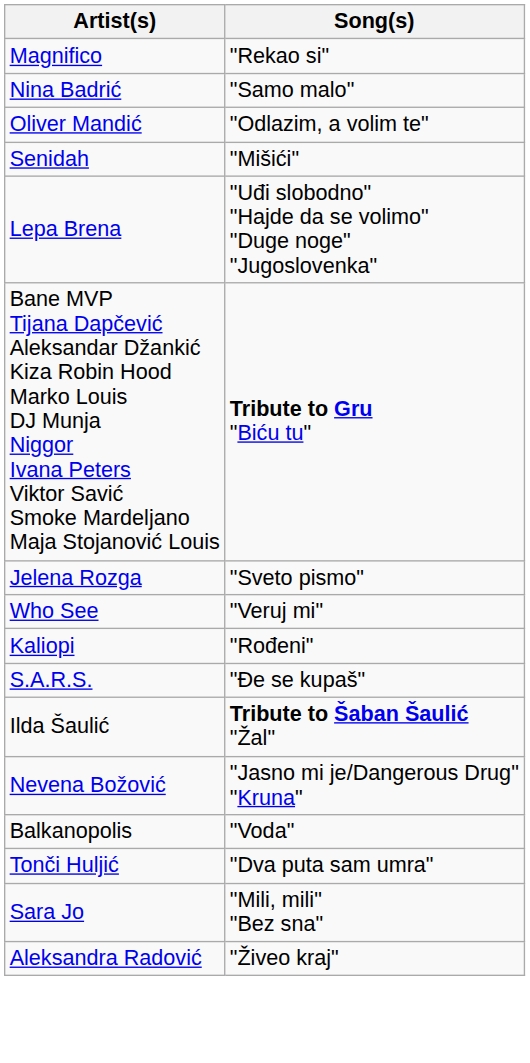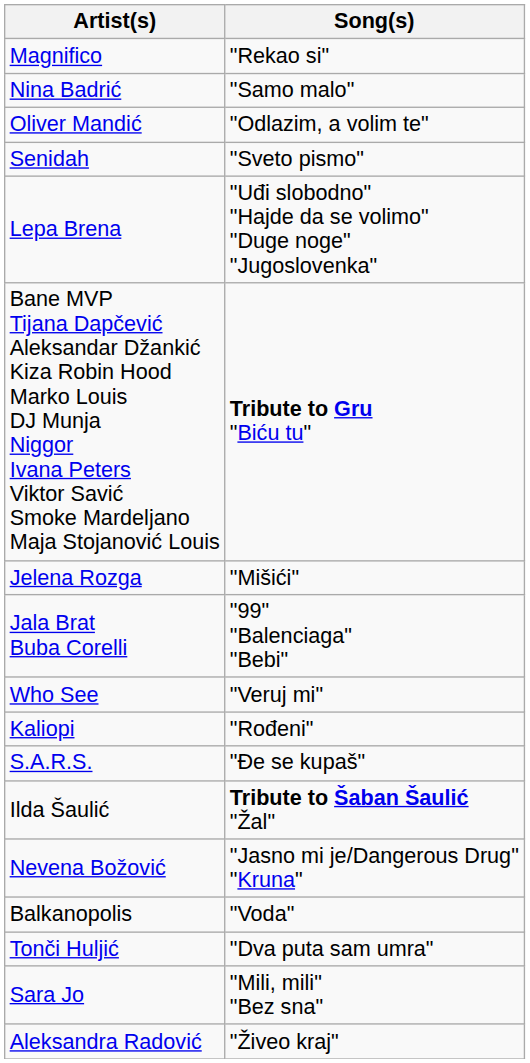(264, 158) "Mišići" -> (297, 158) "Sveto pismo"
(297, 577) "Sveto pismo" -> (264, 577) "Mišići"
+ row: (68, 635)
